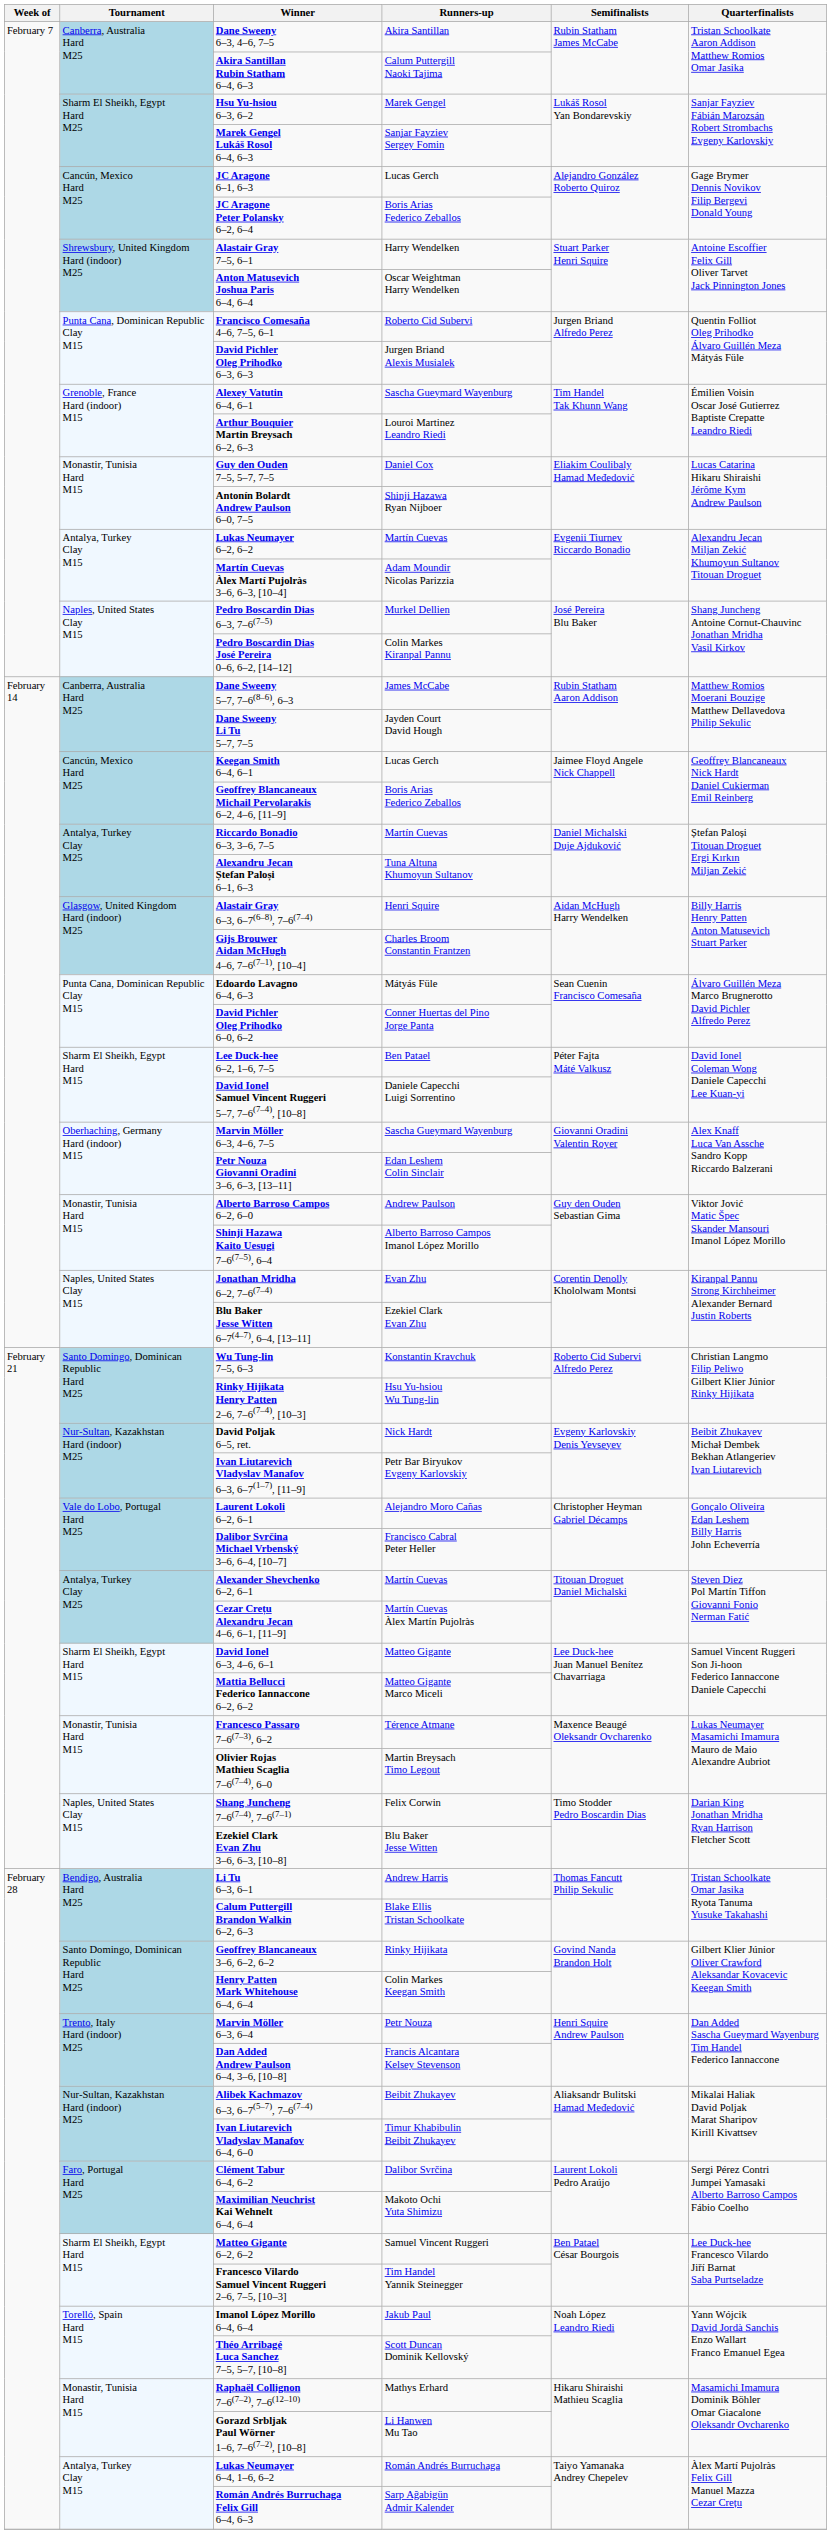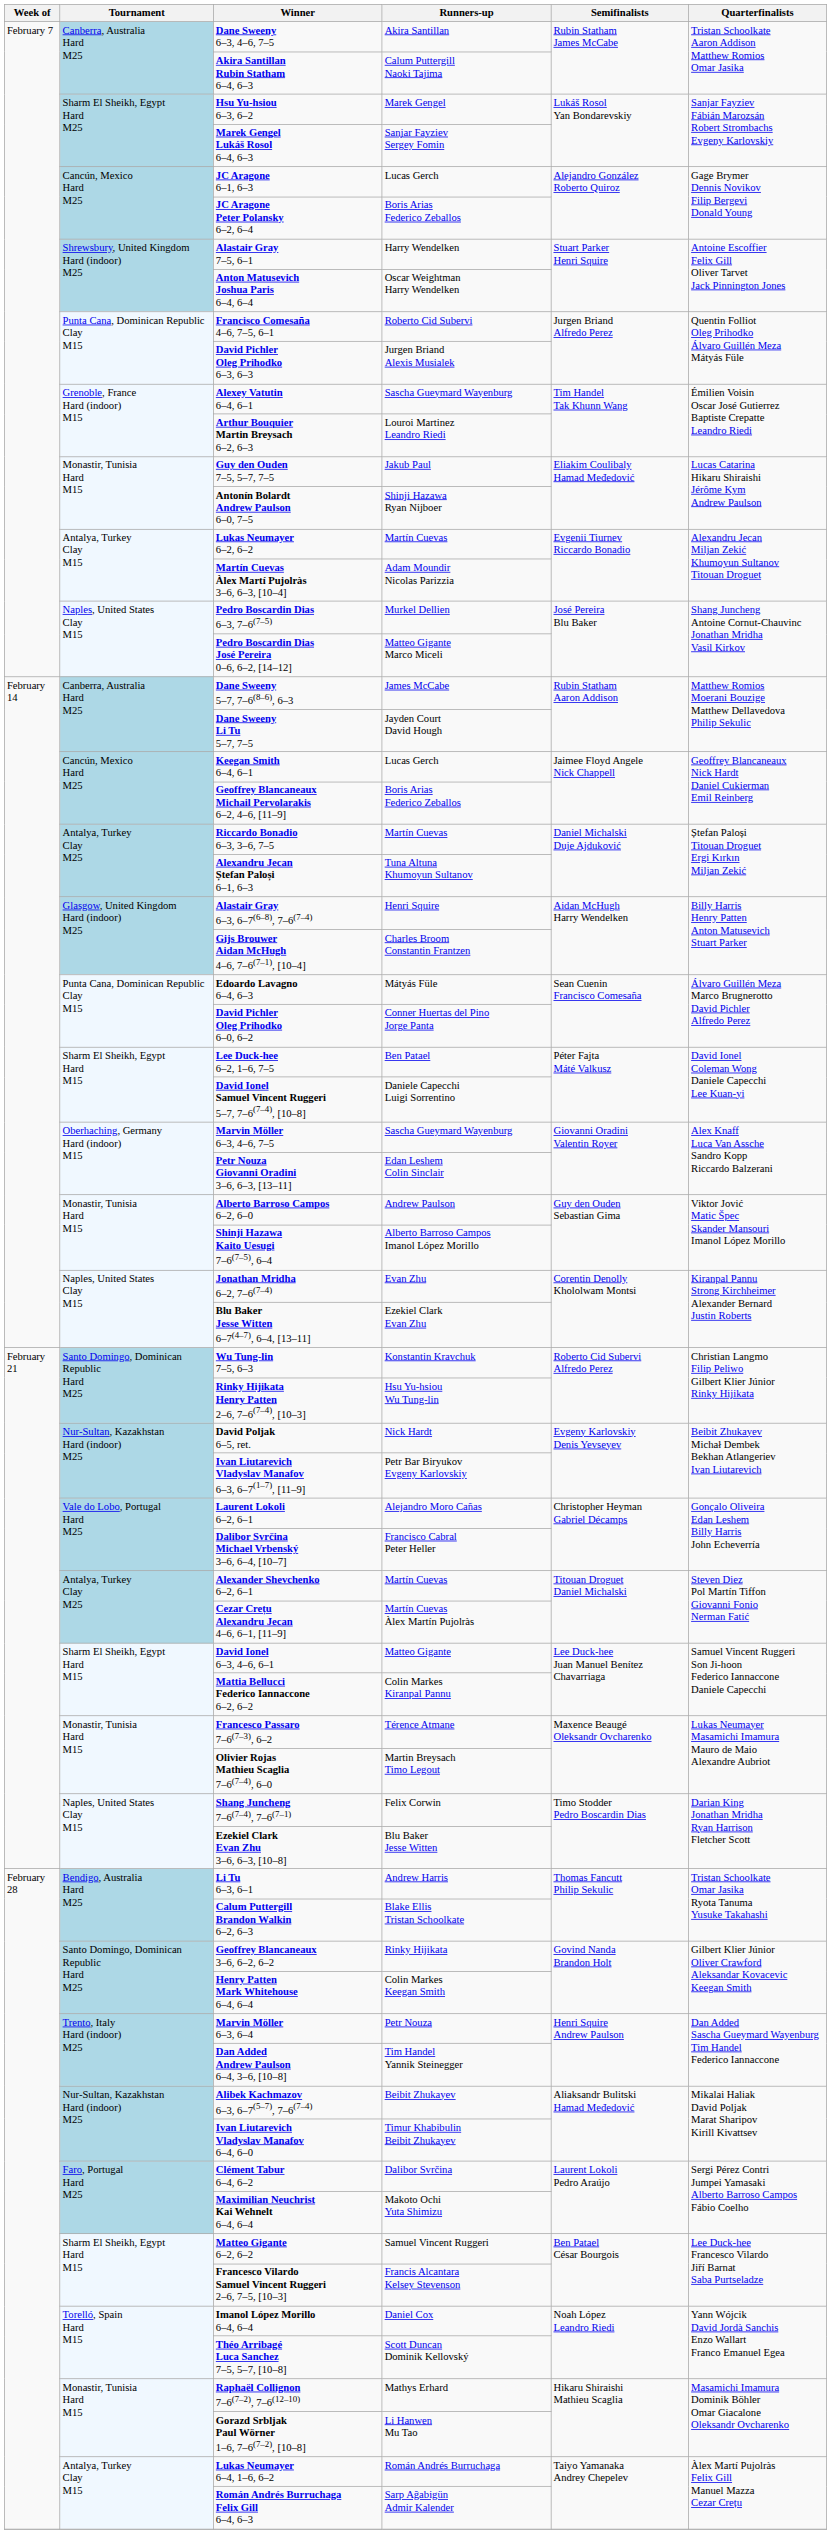(409, 465) Daniel Cox -> (408, 465) Jakub Paul
(418, 648) Colin Markes Kiranpal Pannu -> (418, 648) Matteo Gigante Marco Miceli
(418, 1687) Matteo Gigante Marco Miceli -> (418, 1687) Colin Markes Kiranpal Pannu
(423, 2058) Francis Alcantara Kelsey Stevenson -> (424, 2058) Tim Handel Yannik Steinegger
(424, 2278) Tim Handel Yannik Steinegger -> (423, 2278) Francis Alcantara Kelsey Stevenson
(408, 2314) Jakub Paul -> (409, 2314) Daniel Cox
